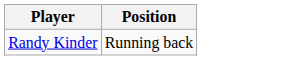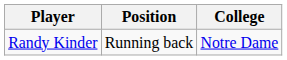+ column: (239, 17)
